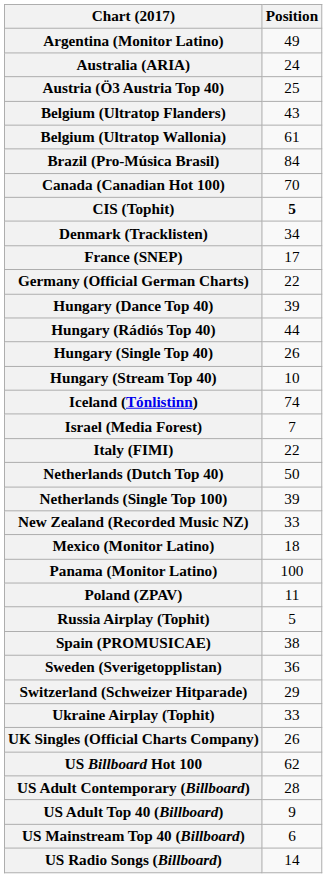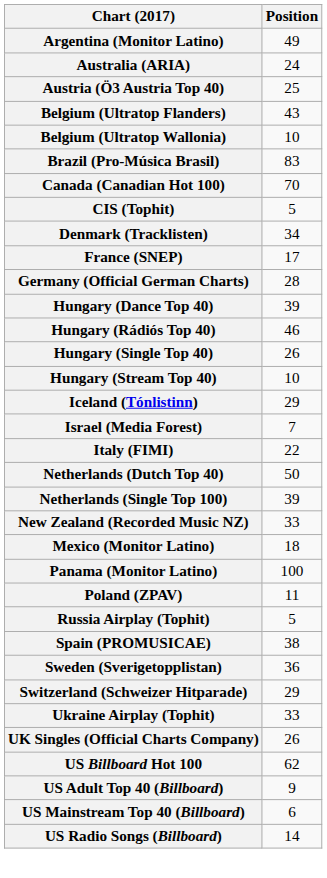(292, 137) 61 -> (292, 137) 10
(292, 161) 84 -> (292, 161) 83
(292, 209) bold -> (292, 209) normal
(292, 281) 22 -> (292, 281) 28
(292, 329) 44 -> (292, 329) 46
(292, 402) 74 -> (292, 402) 29
- row: (133, 787)
